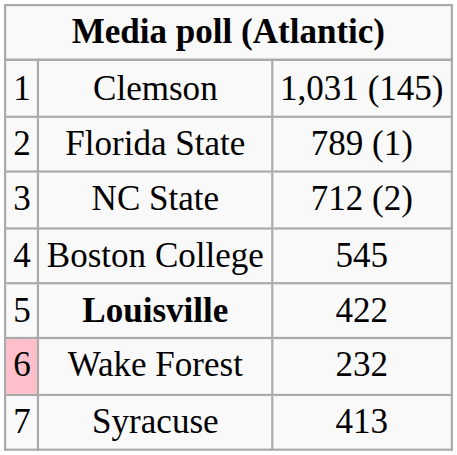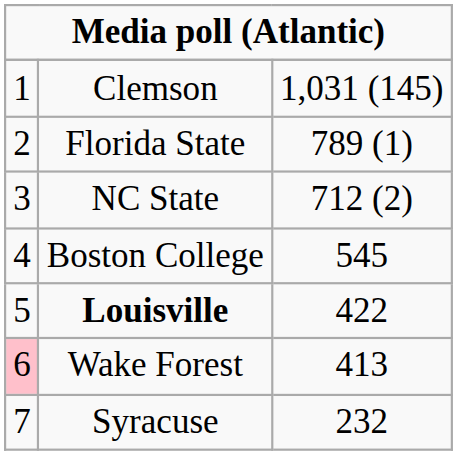(362, 365) 232 -> (362, 365) 413
(362, 421) 413 -> (362, 421) 232
